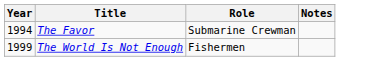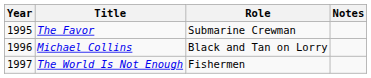(20, 30) 1994 -> (20, 30) 1995
+ row: (85, 47)
(20, 47) 1999 -> (20, 64) 1997
